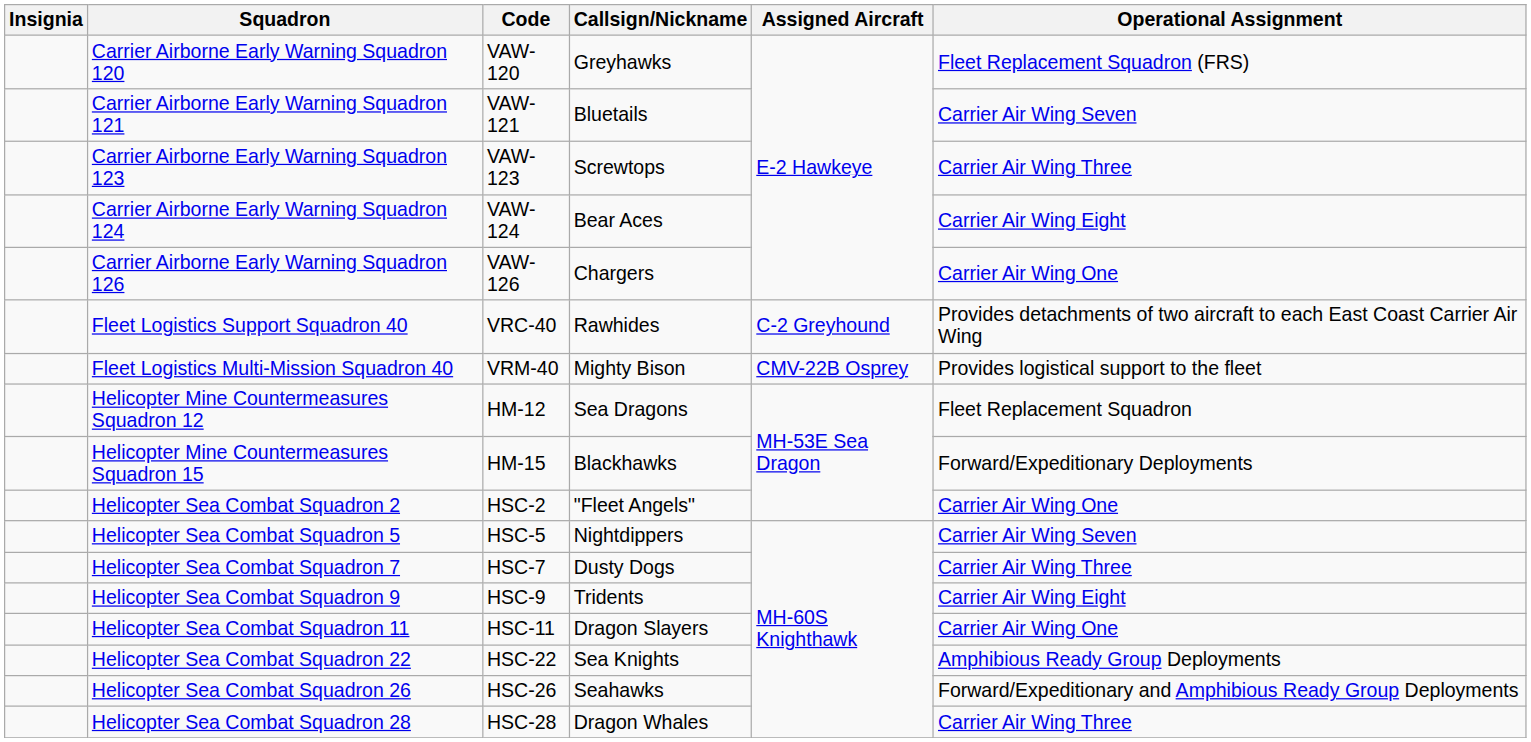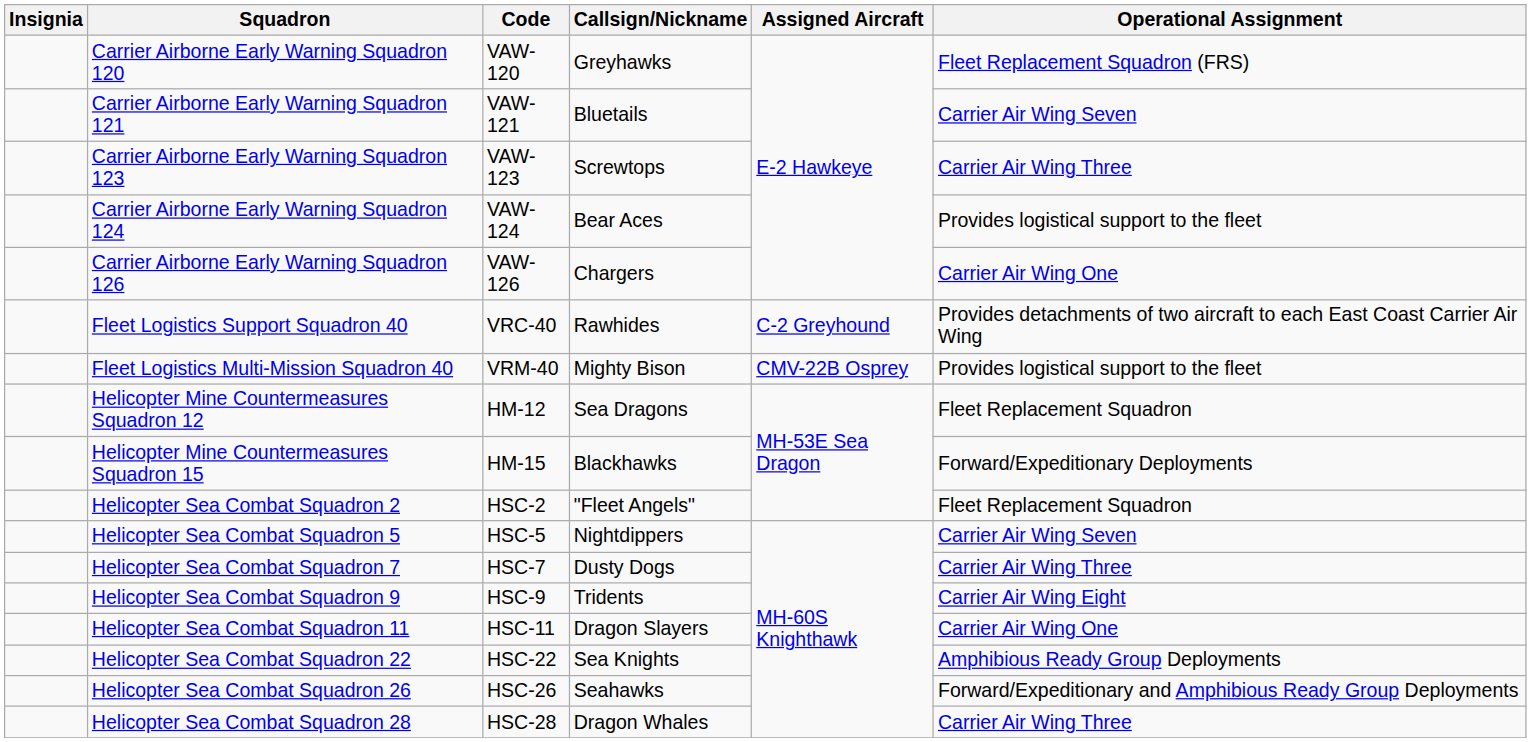(1032, 220) Carrier Air Wing Eight -> (1100, 220) Provides logistical support to the fleet
(1028, 505) Carrier Air Wing One -> (1065, 505) Fleet Replacement Squadron
